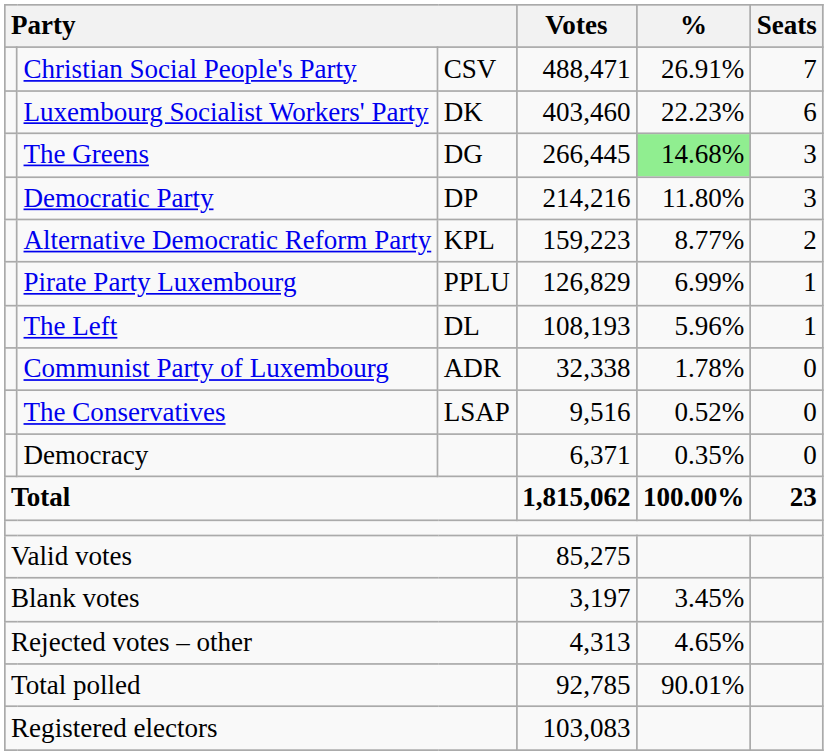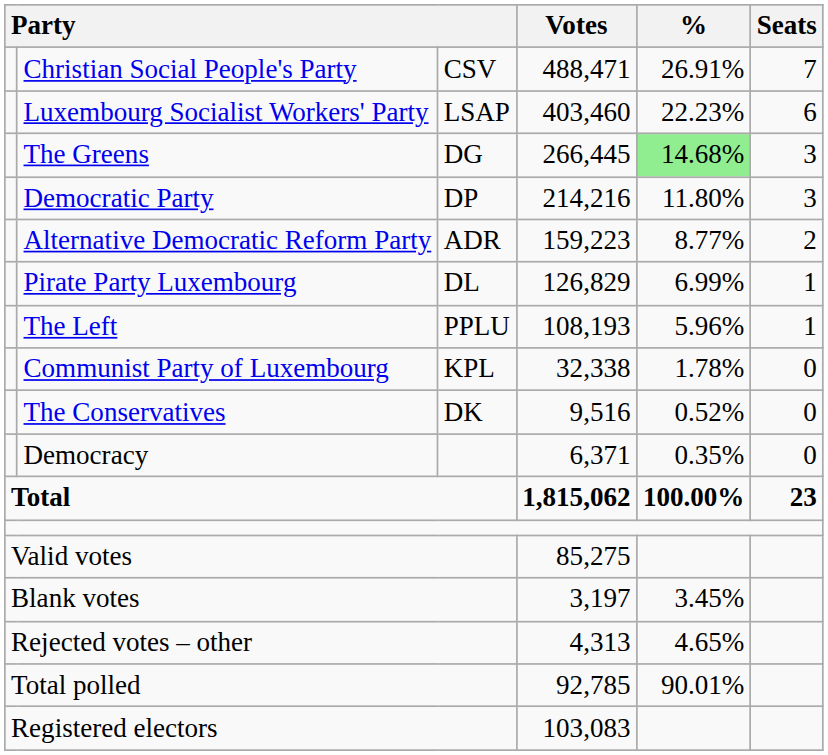(463, 111) DK -> (477, 111) LSAP
(469, 240) KPL -> (472, 240) ADR
(477, 283) PPLU -> (462, 283) DL
(462, 326) DL -> (477, 326) PPLU
(472, 369) ADR -> (469, 369) KPL
(477, 411) LSAP -> (463, 411) DK
